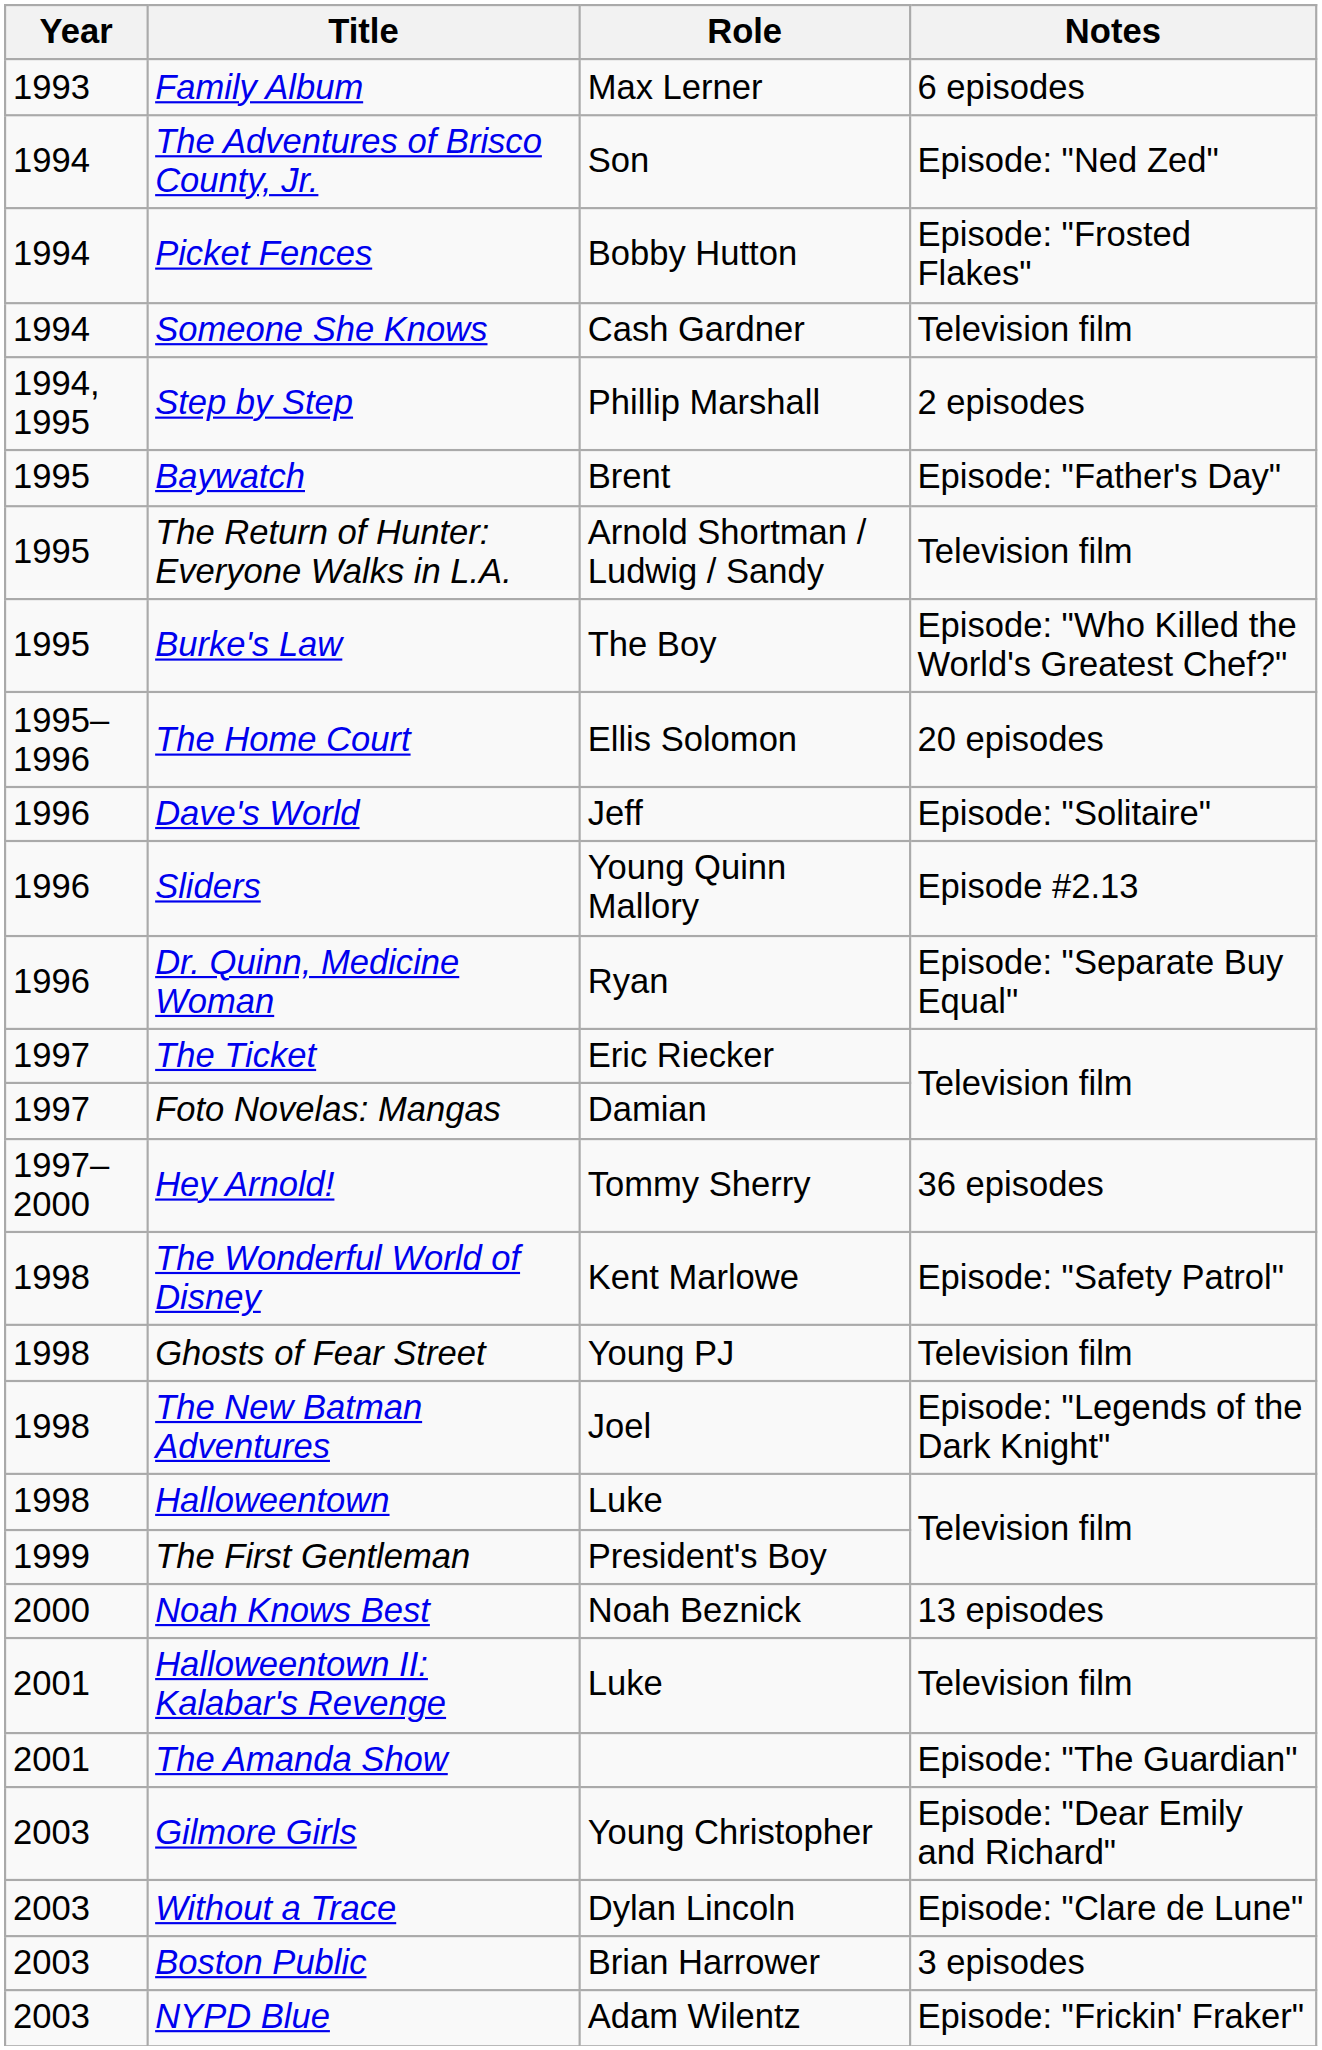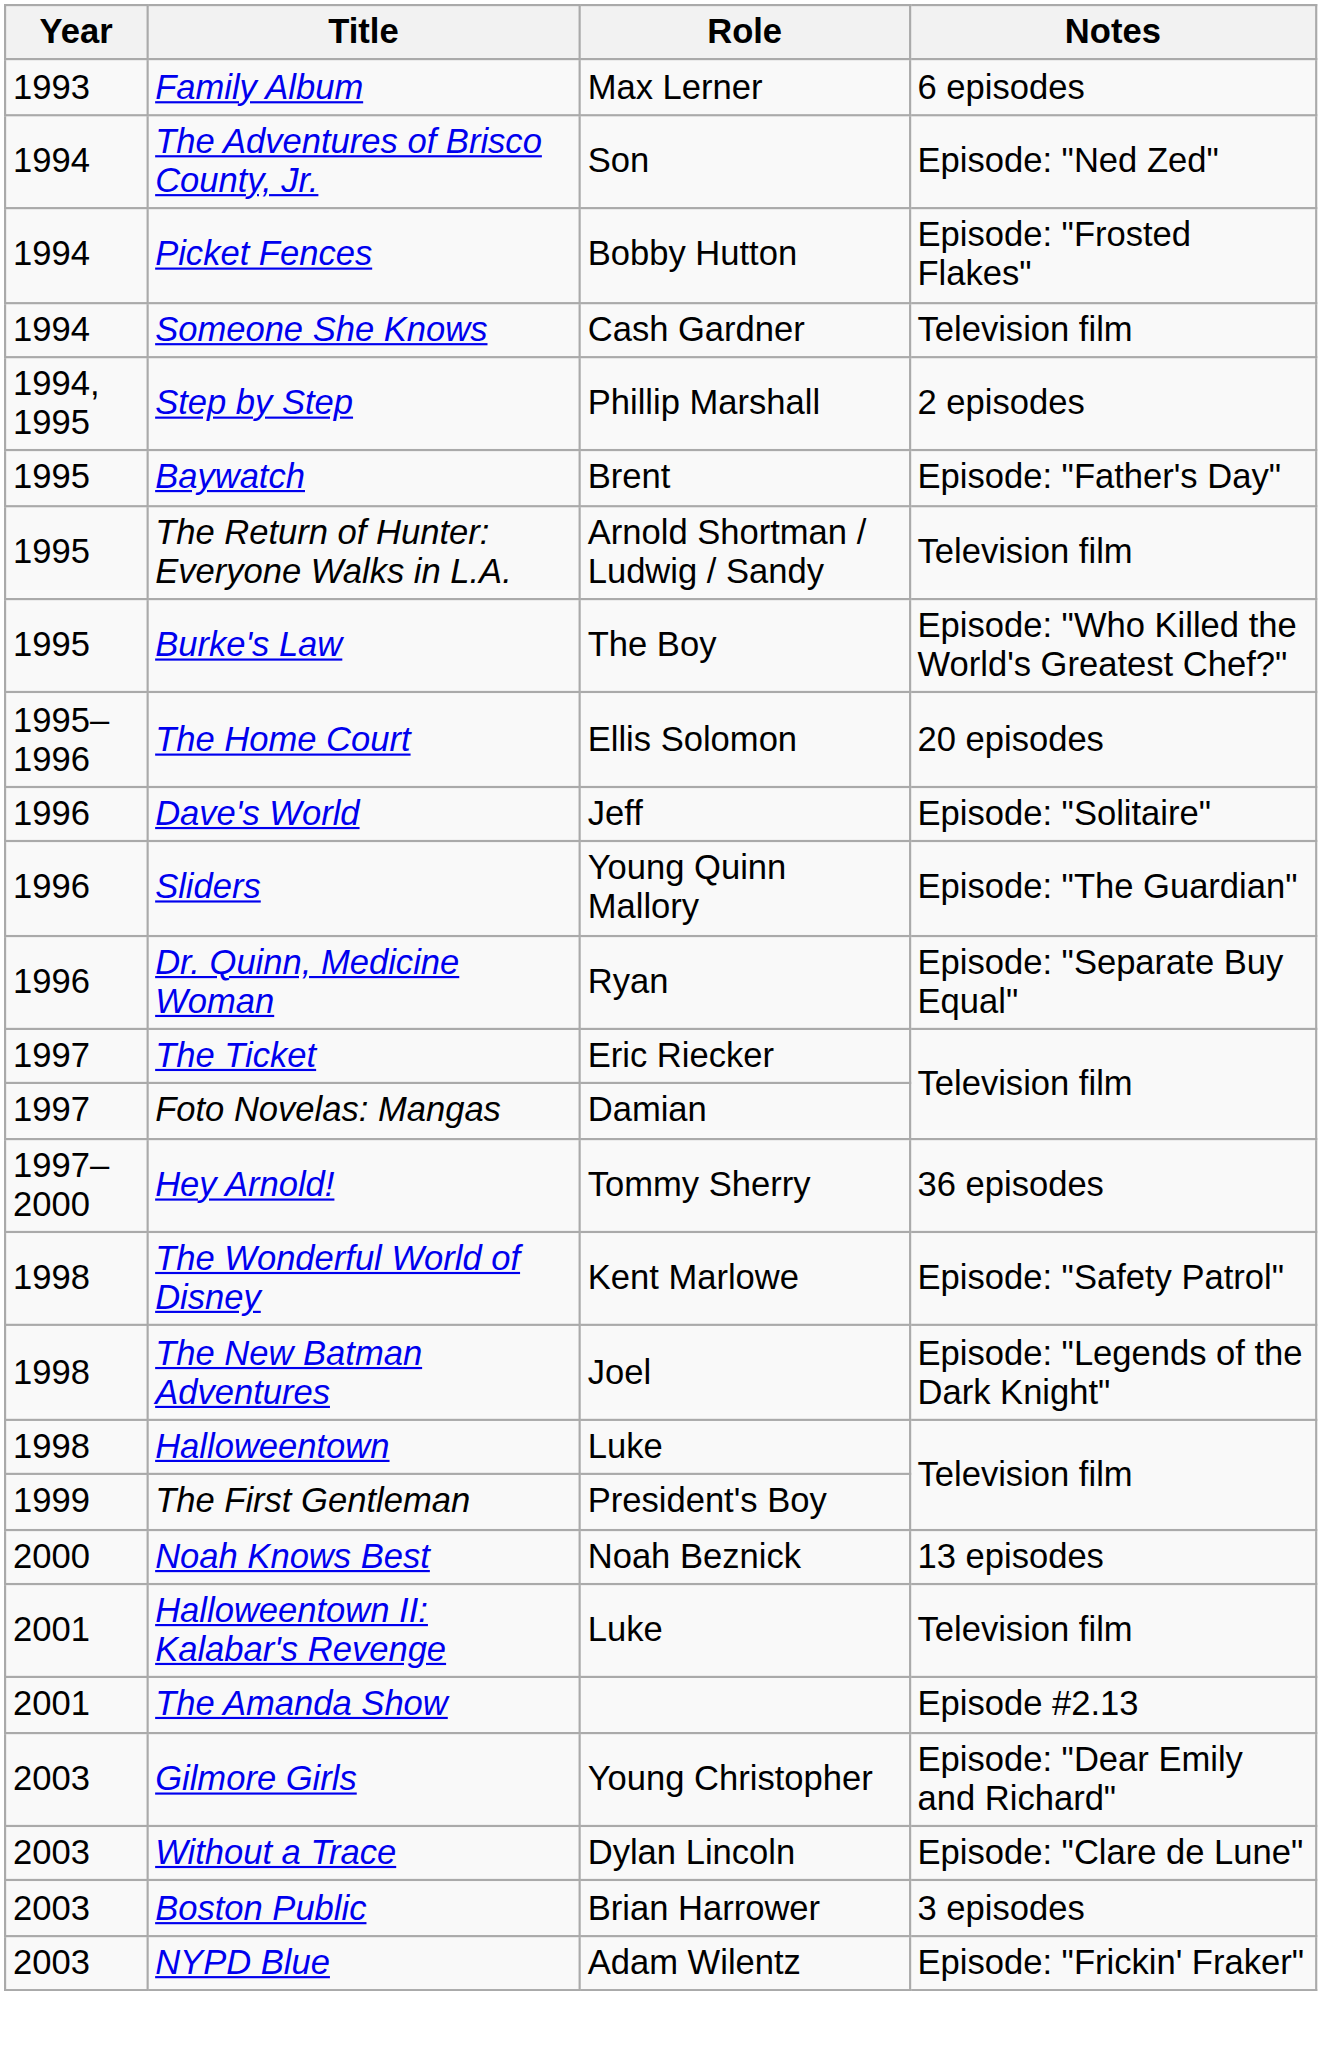(1028, 887) Episode #2.13 -> (1107, 887) Episode: "The Guardian"
- row: (320, 1352)
(1107, 1759) Episode: "The Guardian" -> (1028, 1704) Episode #2.13
